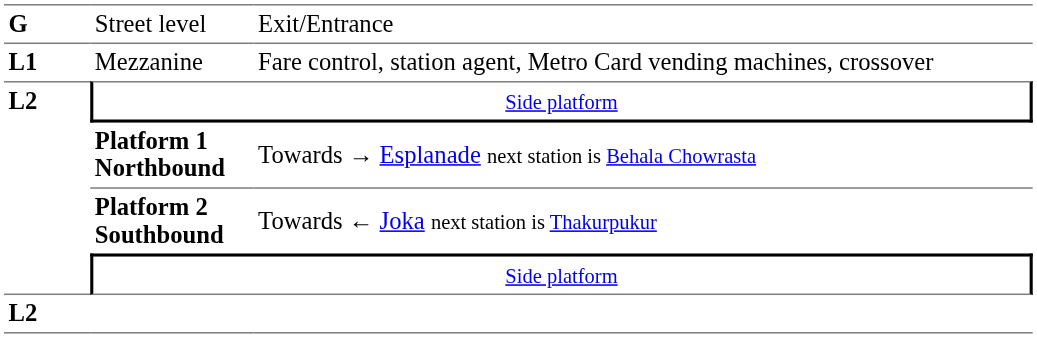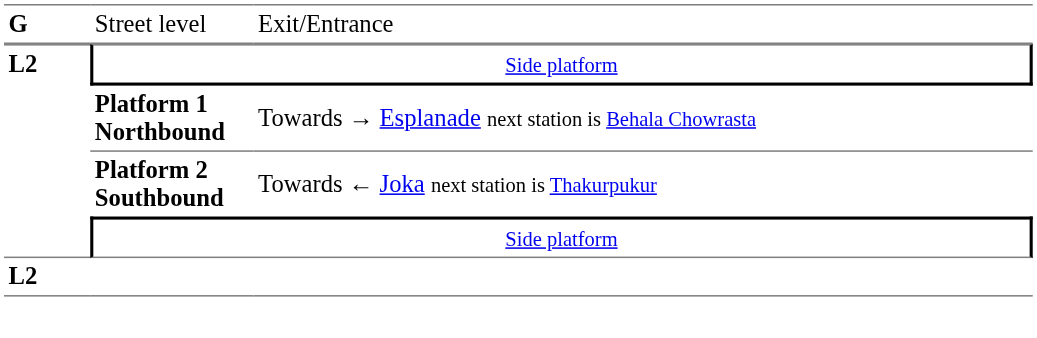- row: (149, 62)
